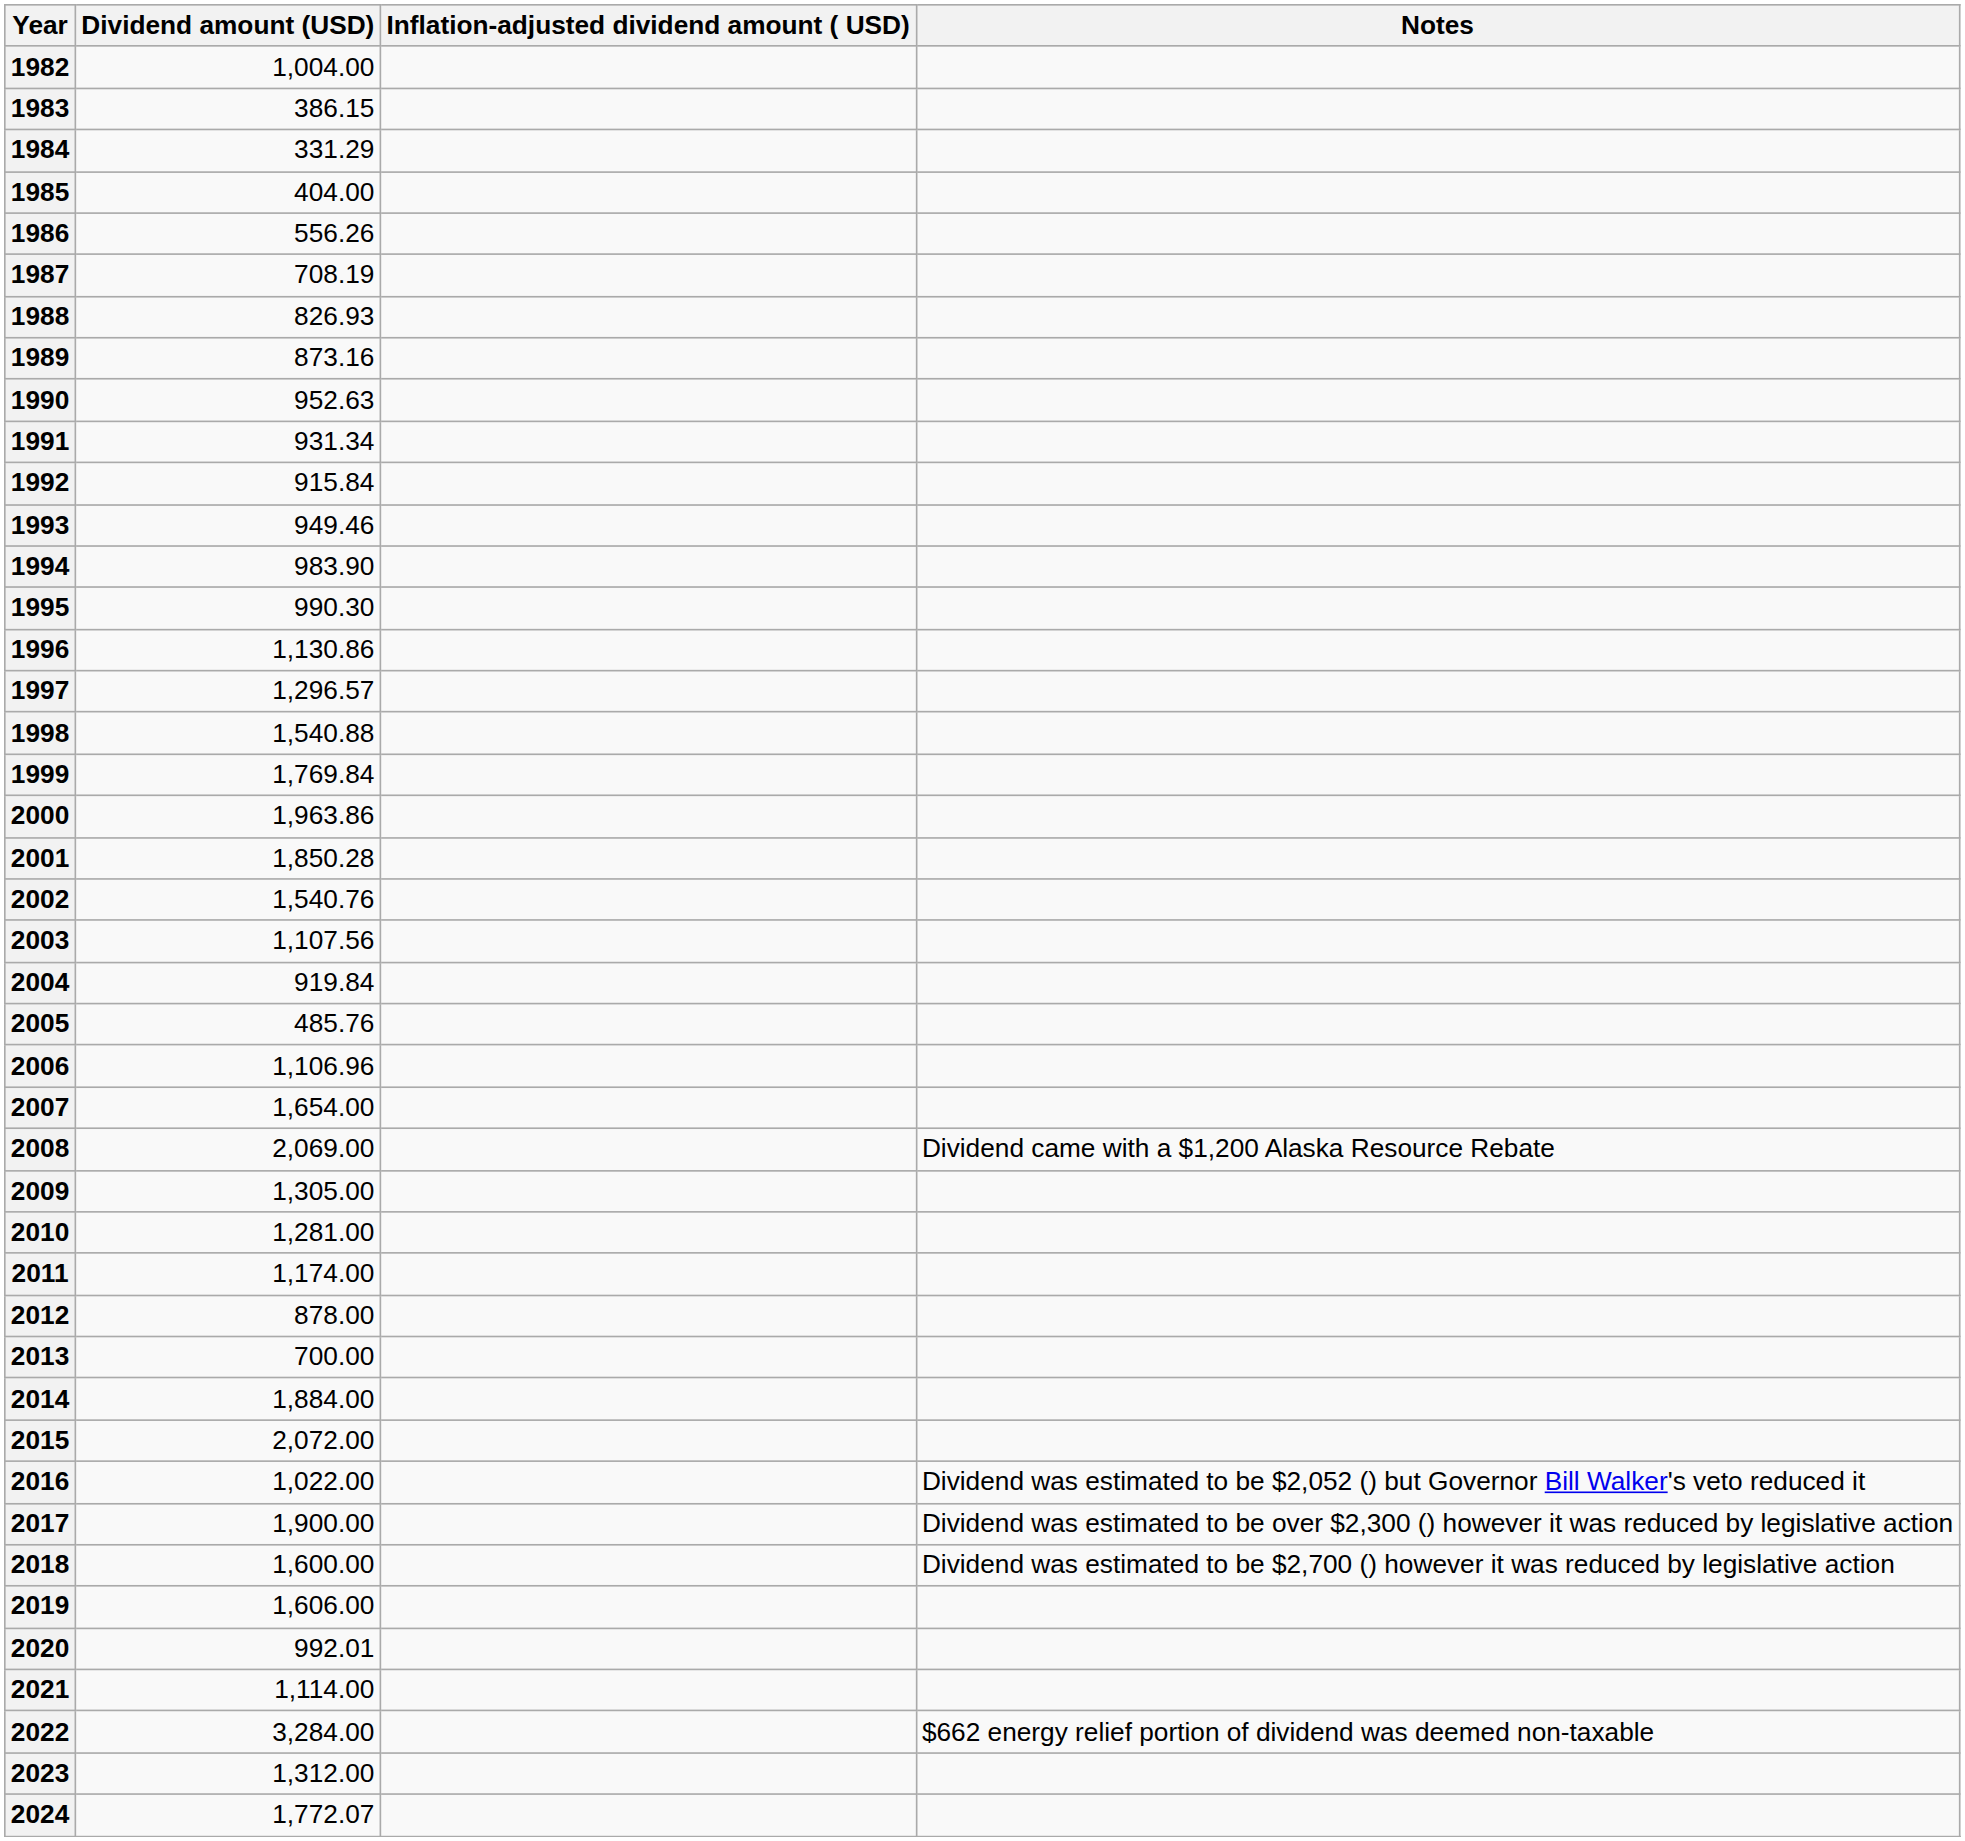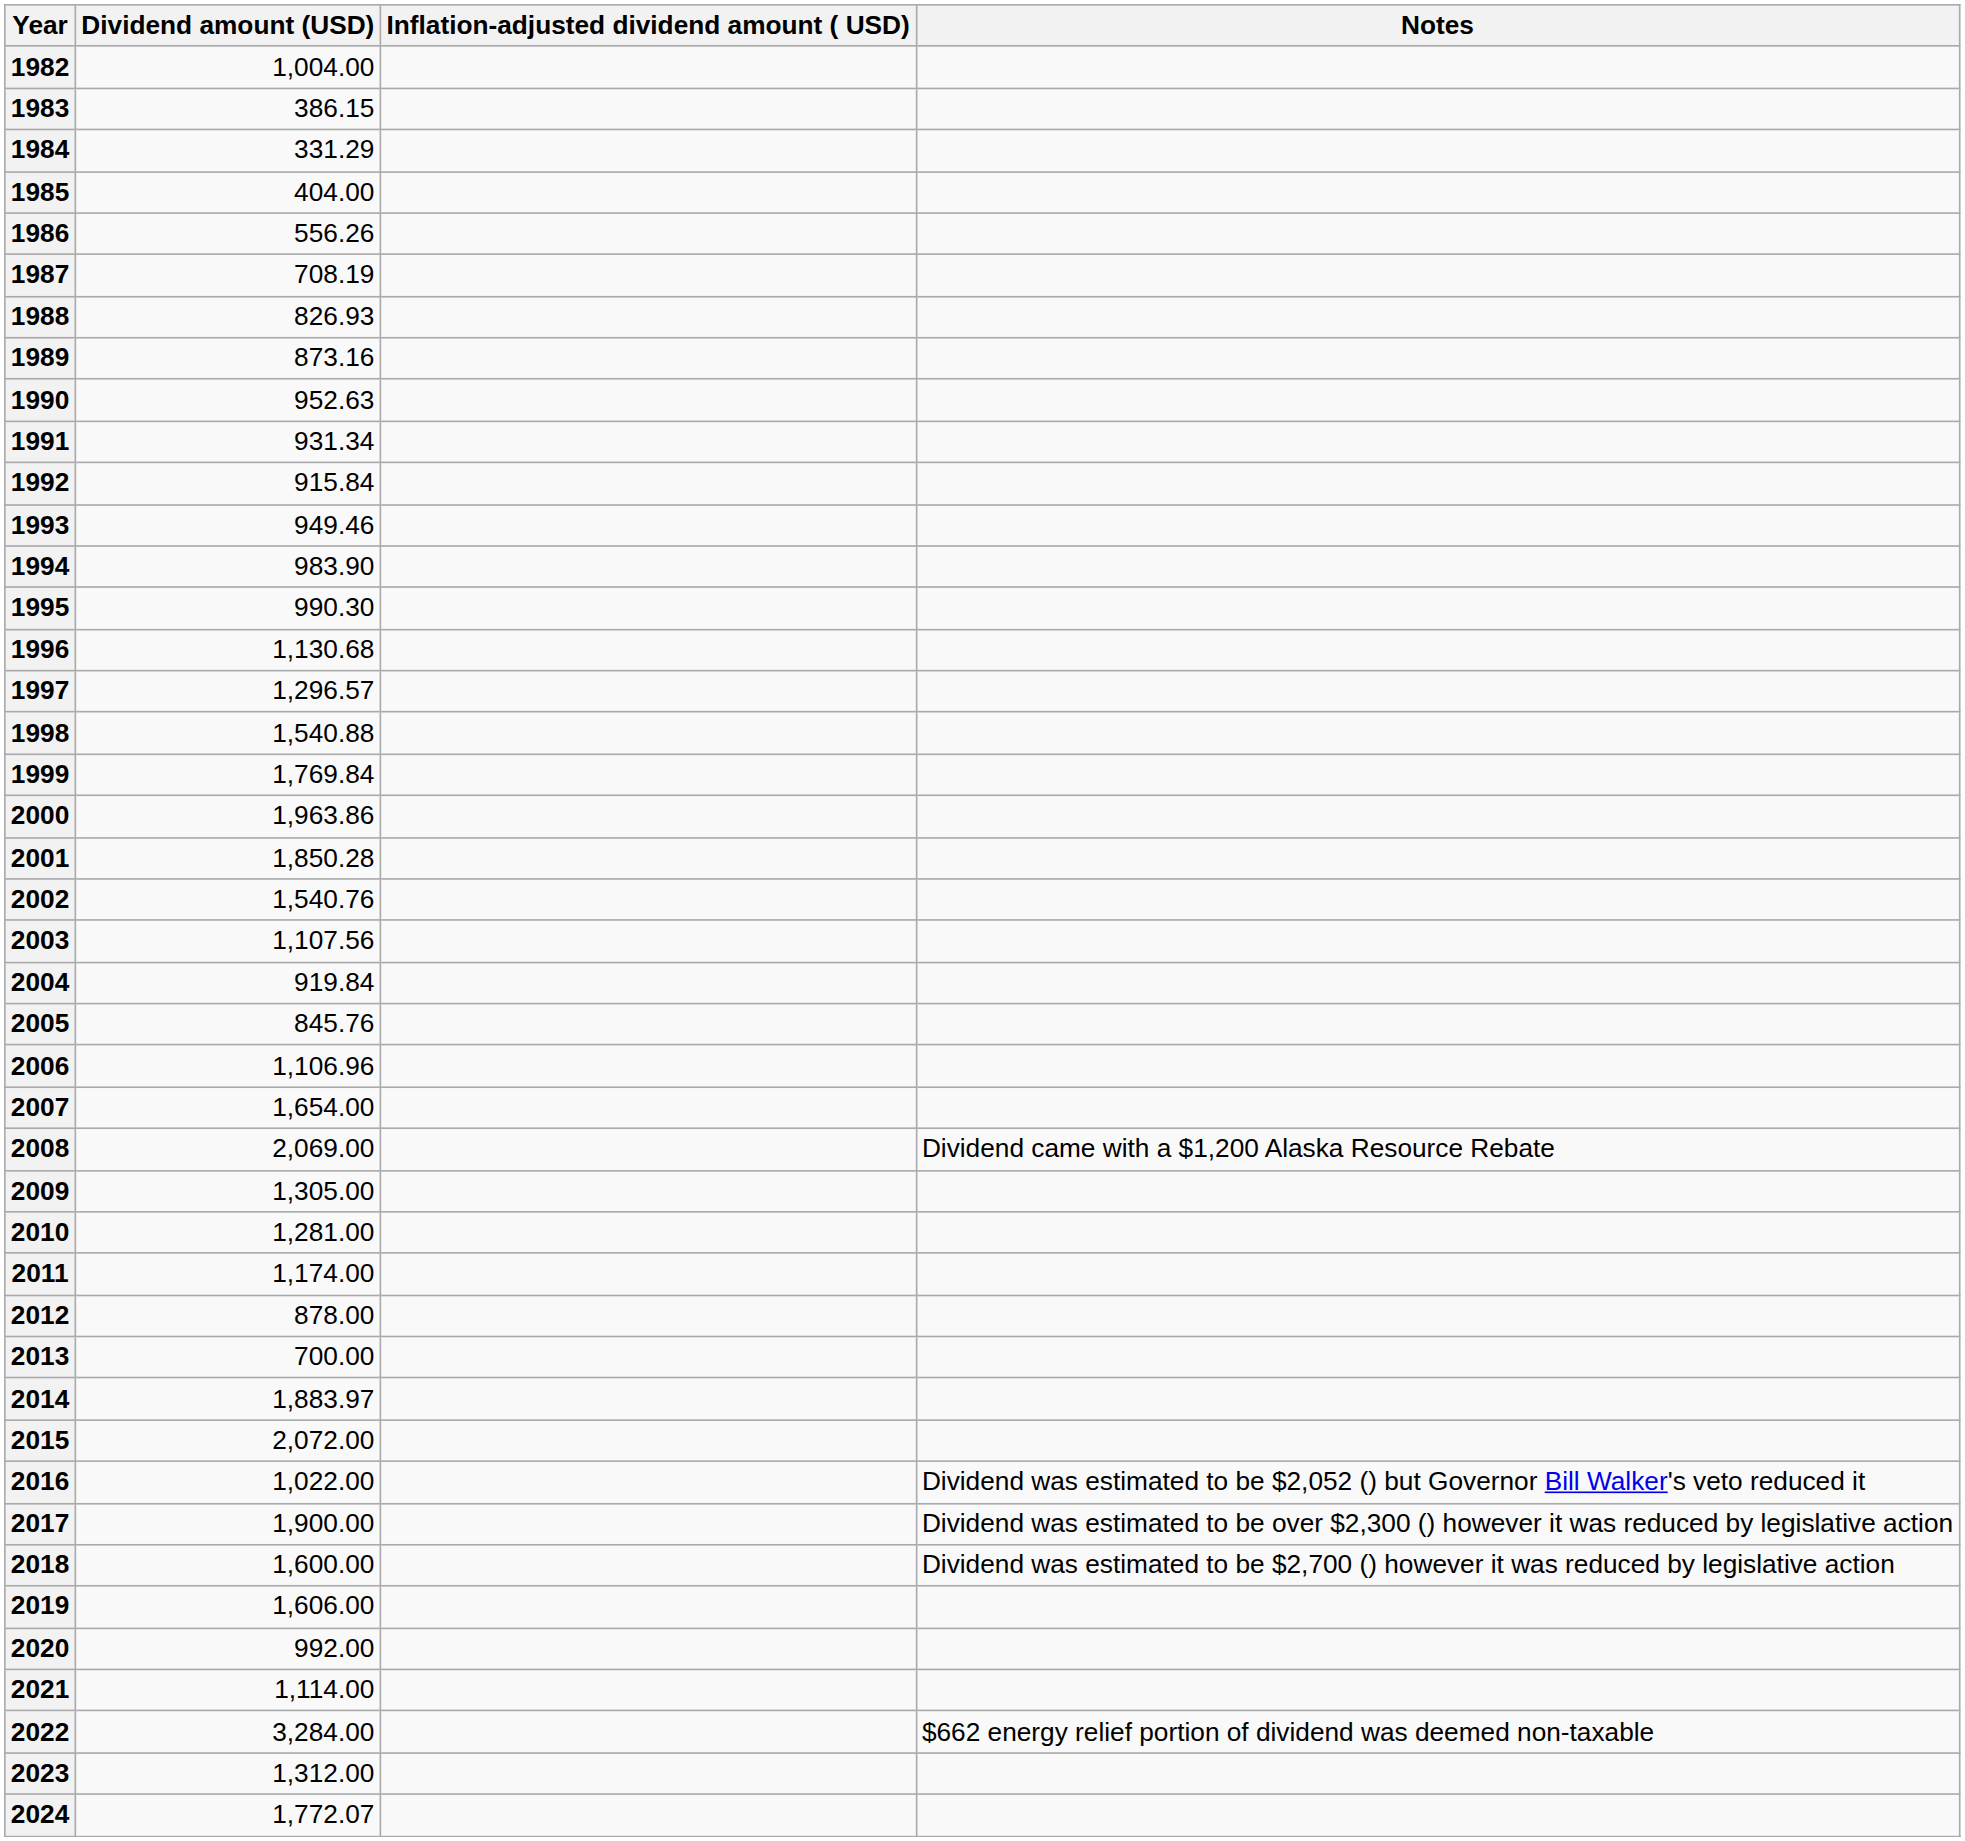(323, 649) 1,130.86 -> (323, 649) 1,130.68
(334, 1024) 485.76 -> (334, 1024) 845.76
(323, 1398) 1,884.00 -> (323, 1398) 1,883.97
(334, 1648) 992.01 -> (334, 1648) 992.00
